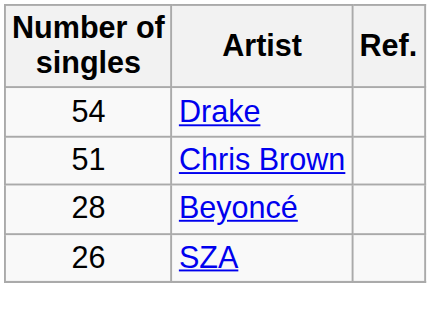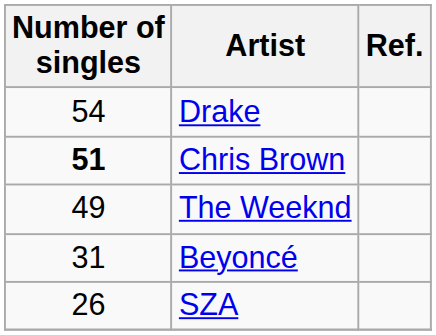(88, 160) normal -> (88, 160) bold
+ row: (265, 208)
(88, 208) 28 -> (88, 256) 31
